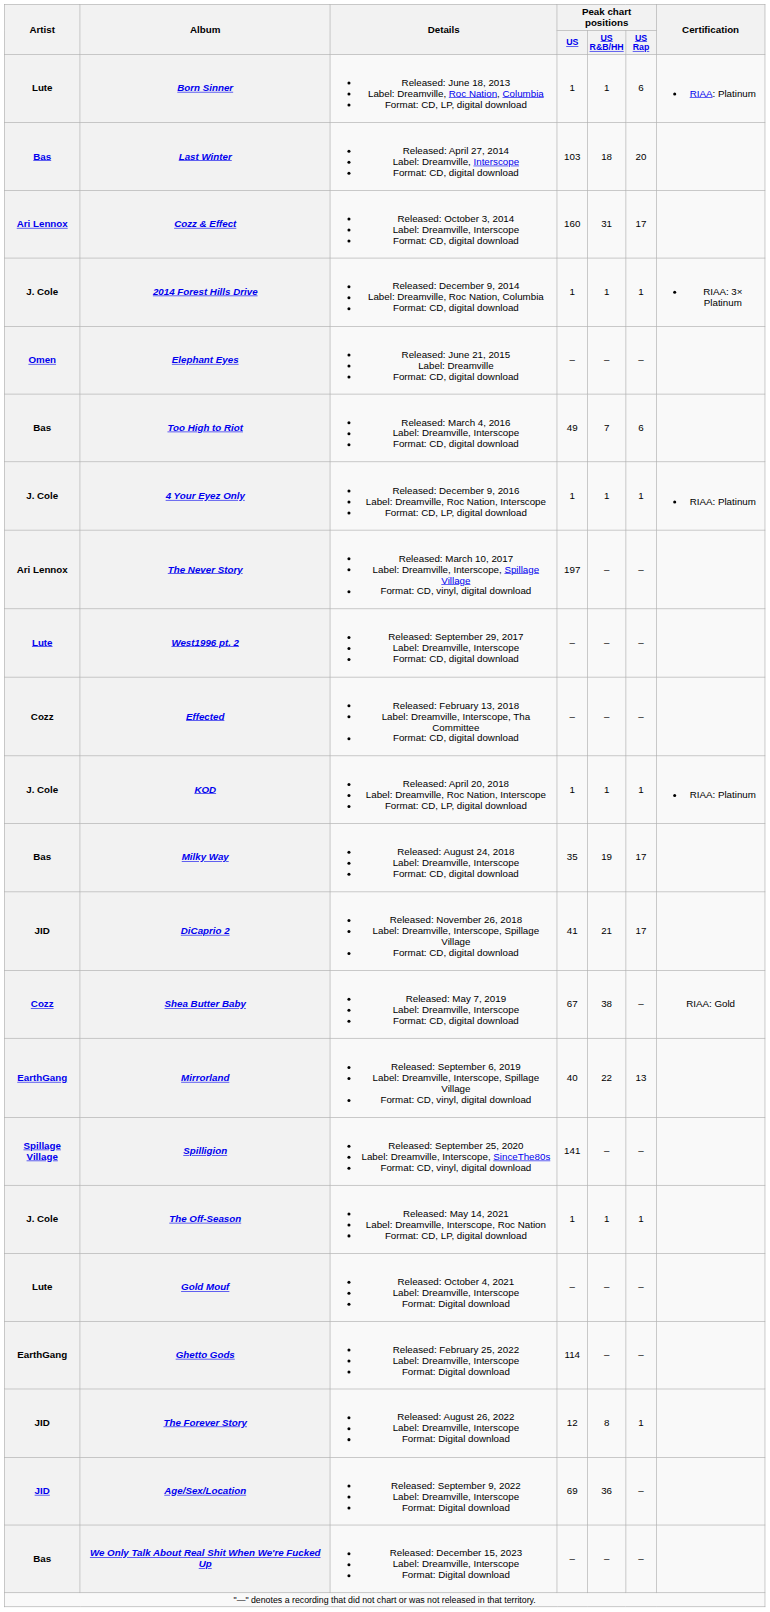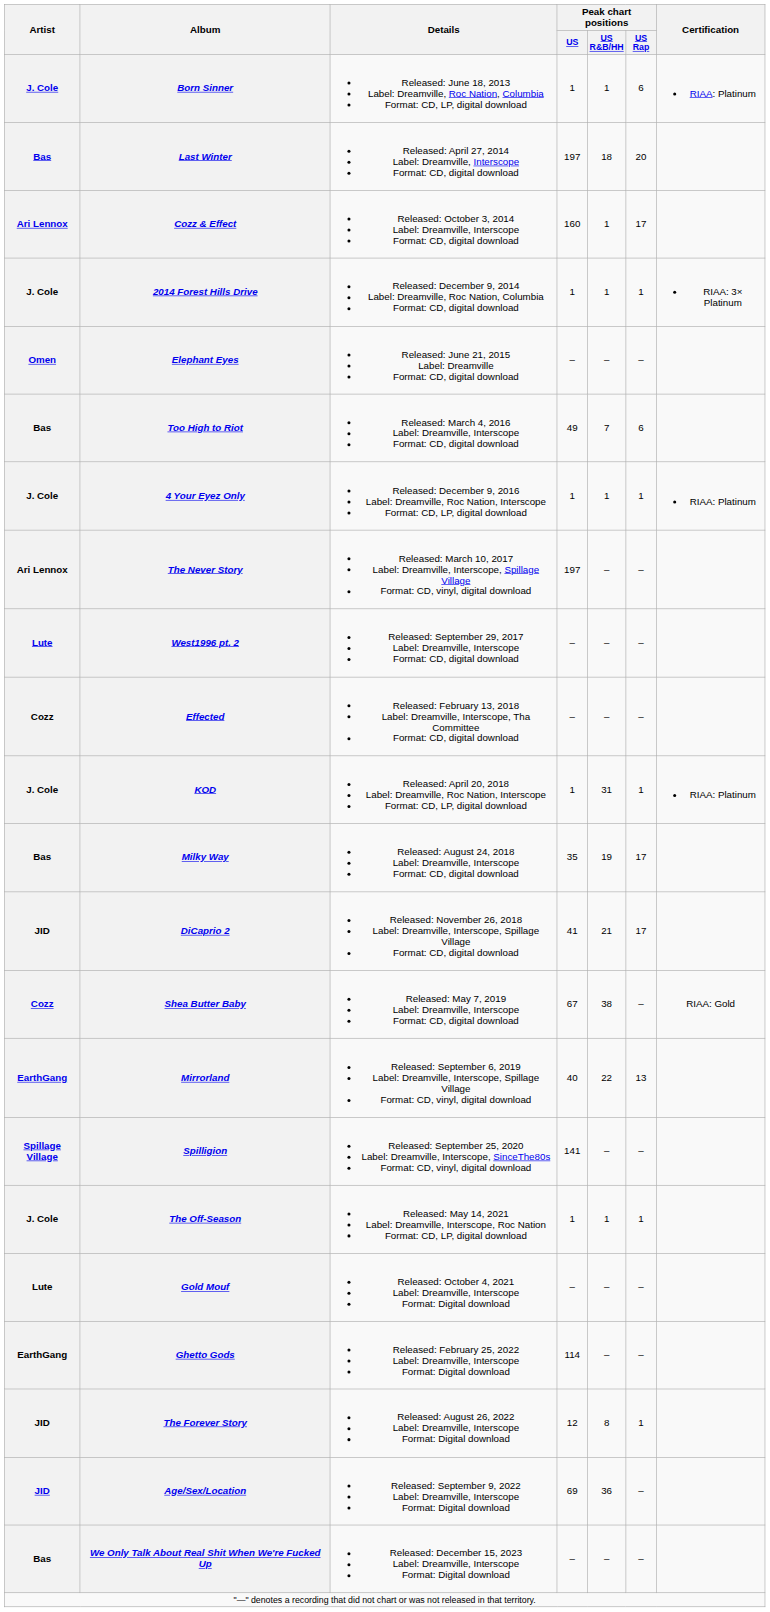(42, 88) Lute -> (42, 88) J. Cole
(572, 156) 103 -> (572, 156) 197
(607, 224) 31 -> (607, 224) 1
(607, 789) 1 -> (607, 789) 31
